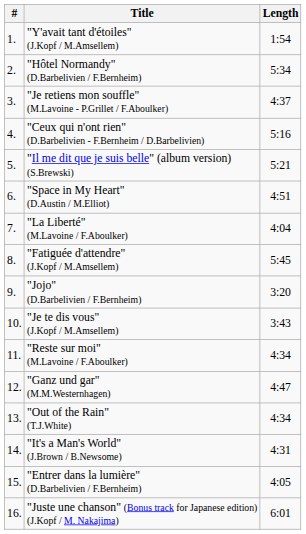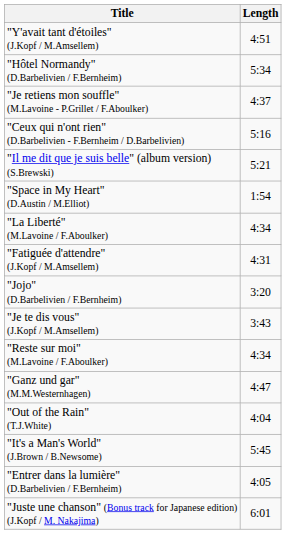- column: (14, 13)
(281, 38) 1:54 -> (261, 38) 4:51
(281, 197) 4:51 -> (261, 197) 1:54
(281, 228) 4:04 -> (261, 228) 4:34
(281, 260) 5:45 -> (261, 260) 4:31
(281, 418) 4:34 -> (261, 418) 4:04
(281, 450) 4:31 -> (261, 450) 5:45
